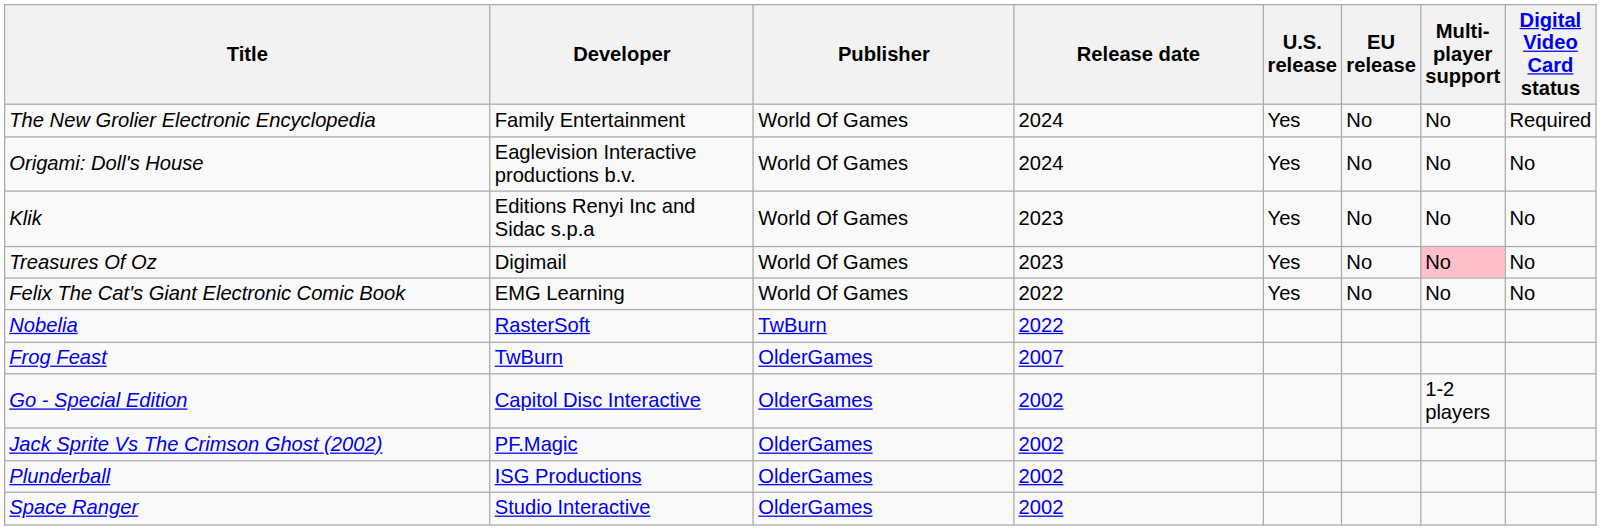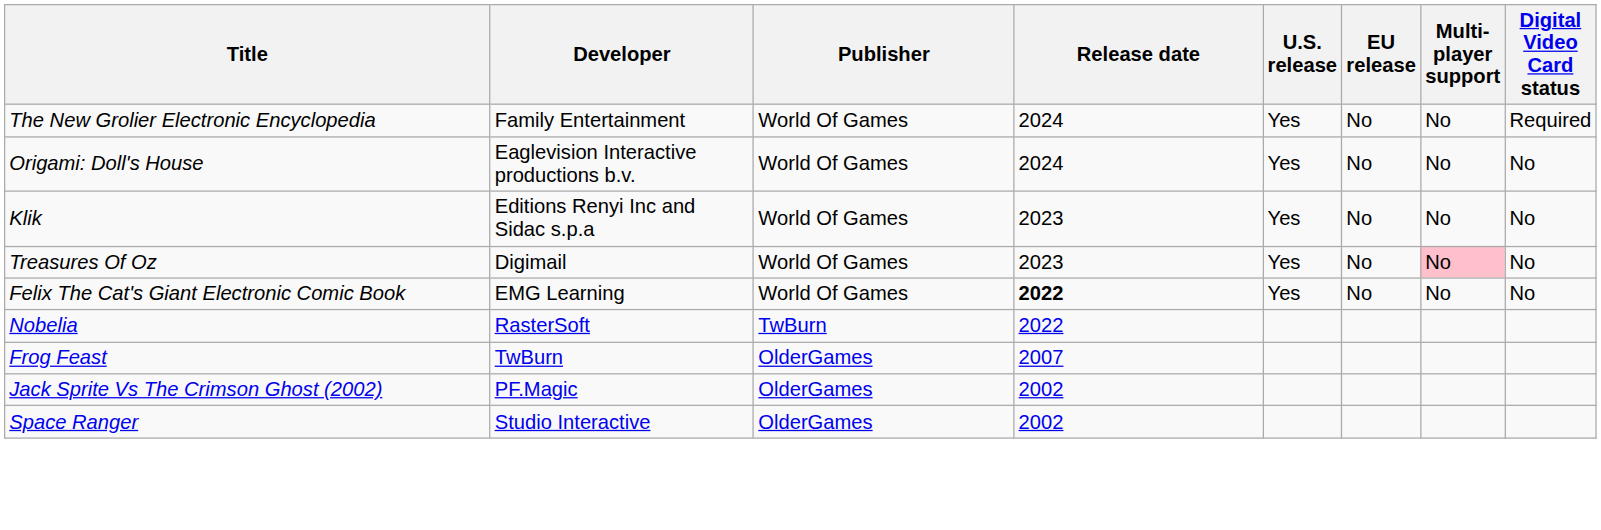(1041, 293) normal -> (1041, 293) bold
- row: (98, 401)
- row: (60, 476)
